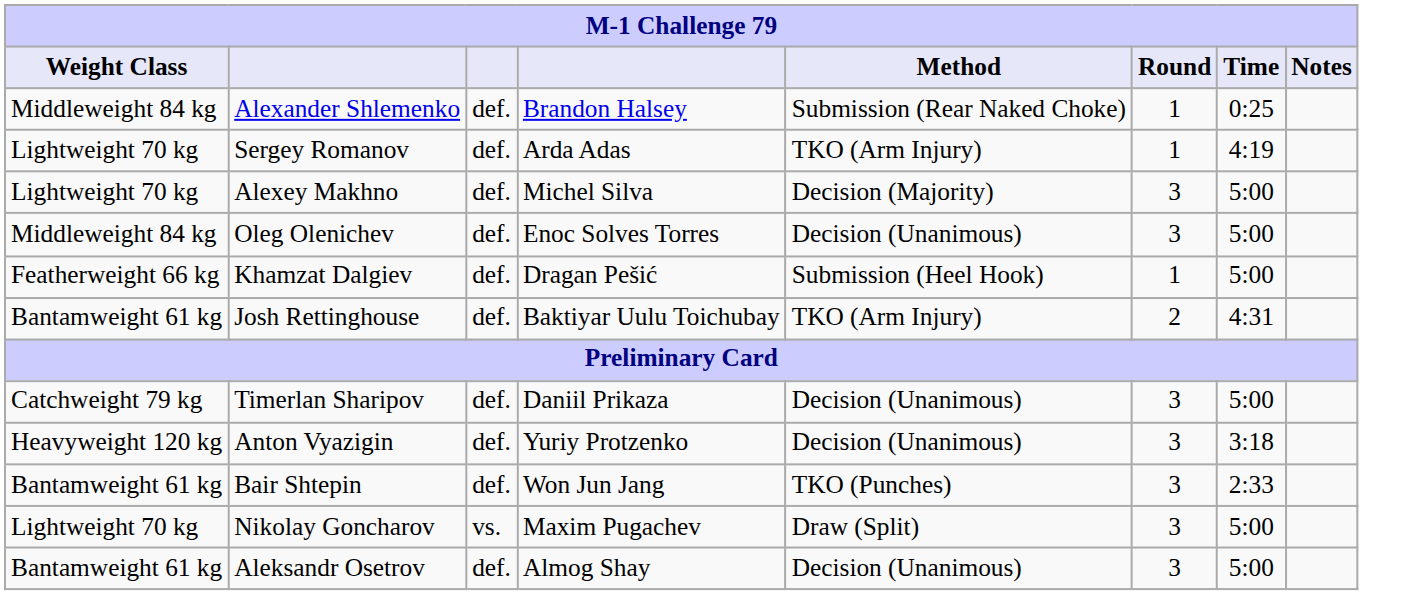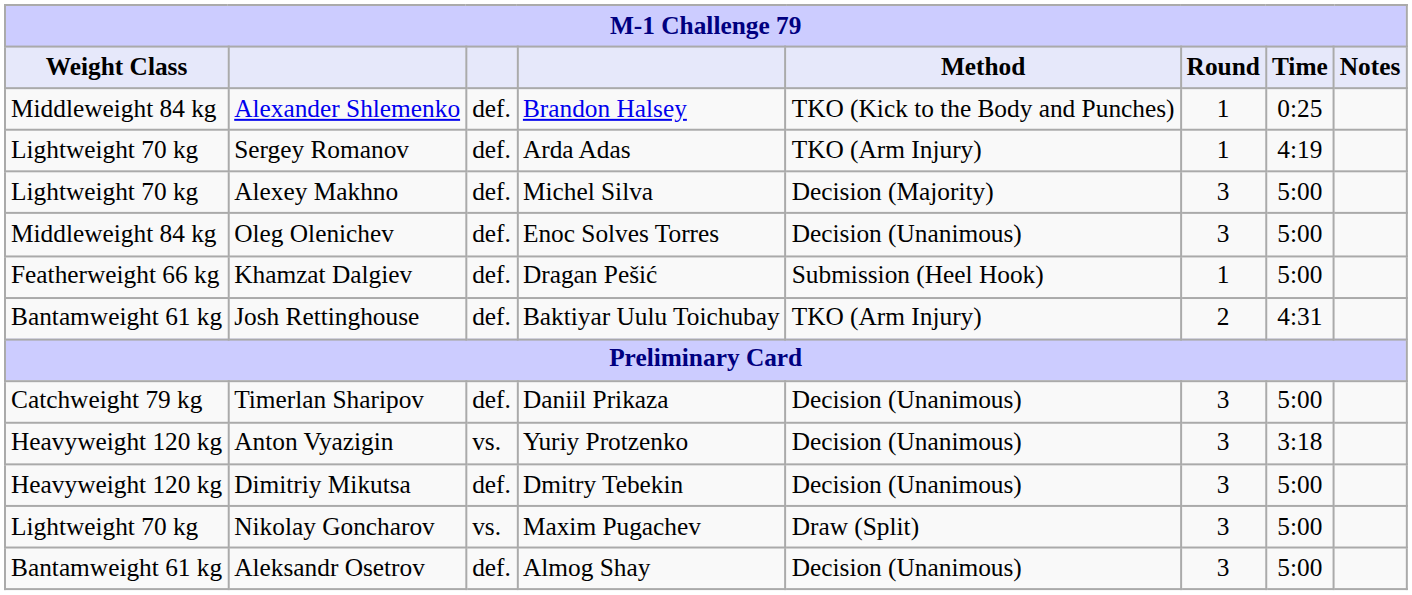(959, 108) Submission (Rear Naked Choke) -> (983, 108) TKO (Kick to the Body and Punches)
(491, 442) def. -> (487, 442) vs.
- row: (298, 484)
+ row: (323, 484)
